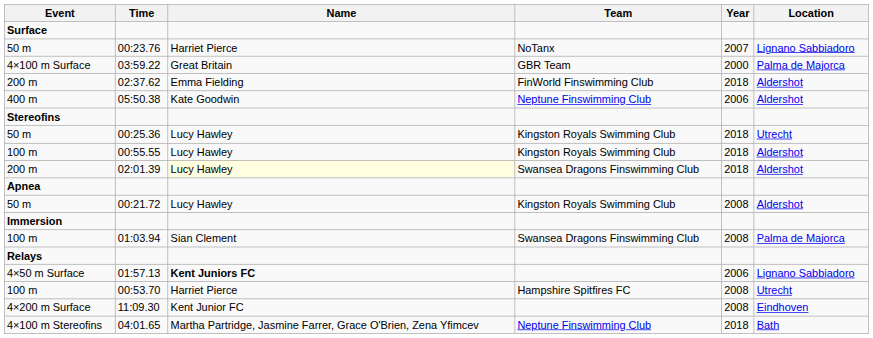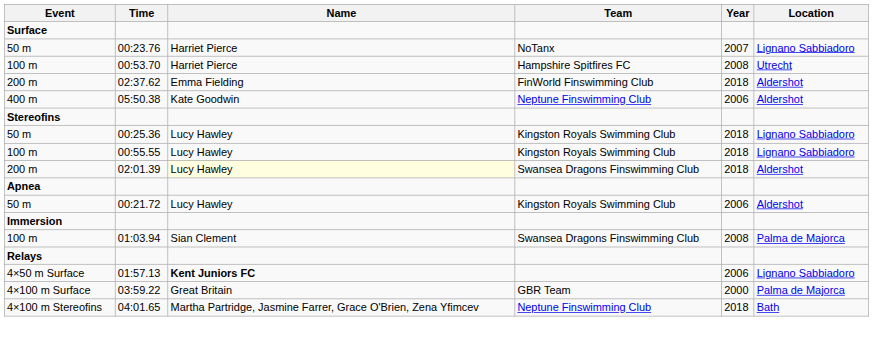rows swapped: (22, 290) <-> (49, 65)
(774, 134) Utrecht -> (806, 134) Lignano Sabbiadoro
(780, 152) Aldershot -> (806, 152) Lignano Sabbiadoro
(736, 204) 2008 -> (736, 204) 2006
- row: (49, 308)
